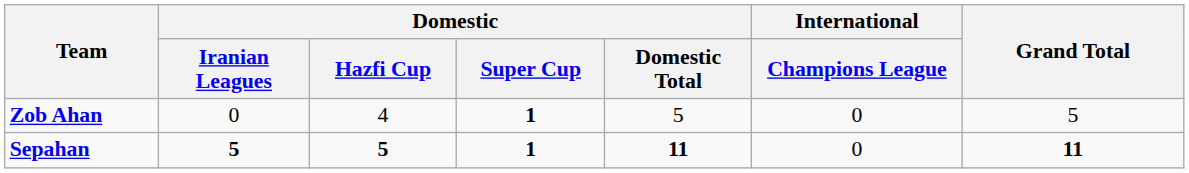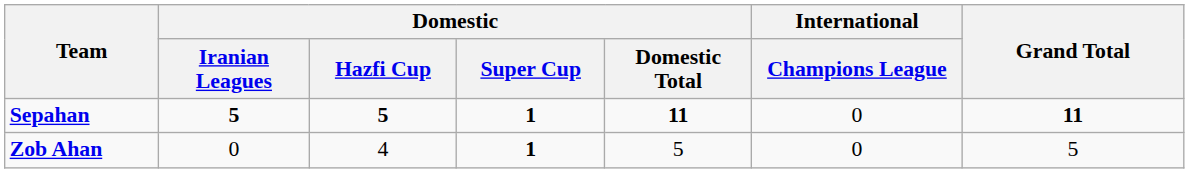rows swapped: (50, 149) <-> (56, 115)
